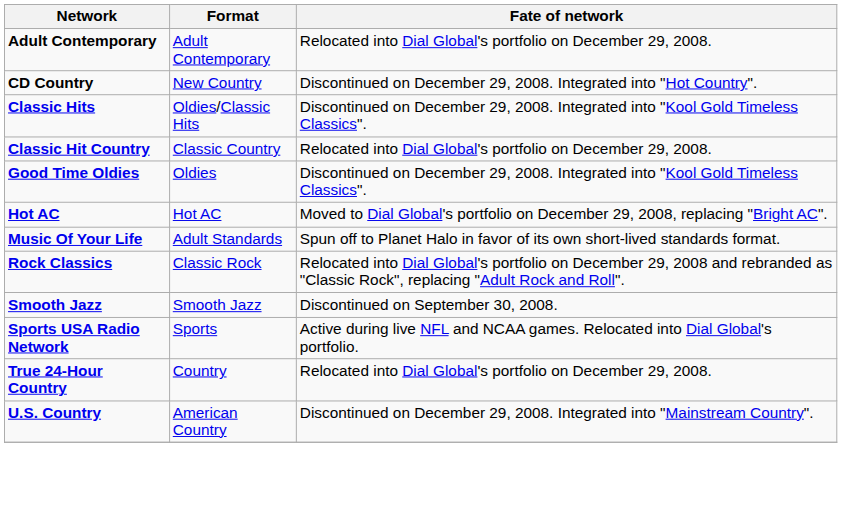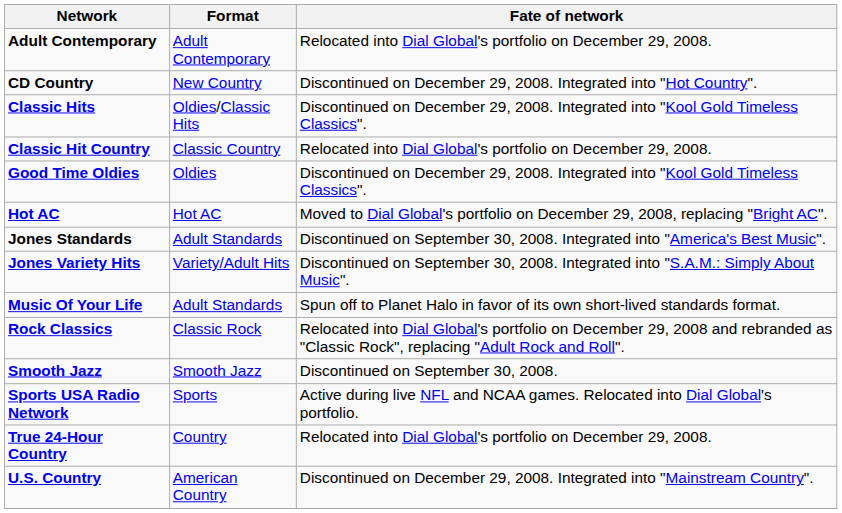+ row: (70, 239)
+ row: (74, 263)
